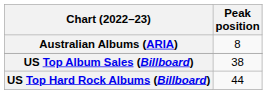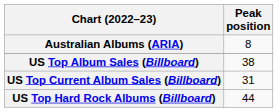+ row: (114, 80)
